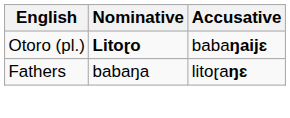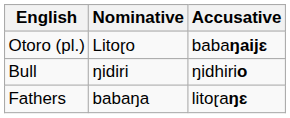(124, 44) bold -> (121, 44) normal
+ row: (23, 71)
